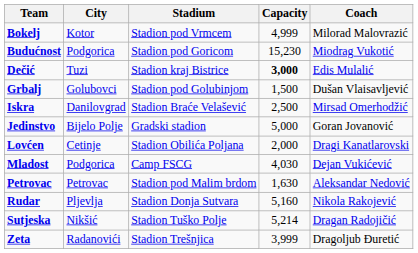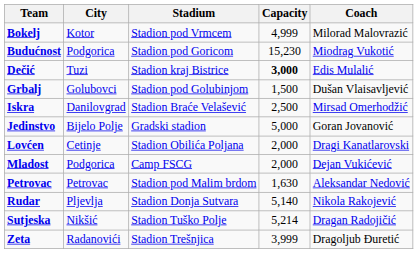(285, 164) 4,030 -> (285, 164) 2,000
(285, 201) 5,160 -> (285, 201) 5,140
